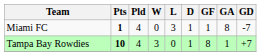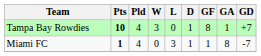rows swapped: (48, 43) <-> (27, 28)
